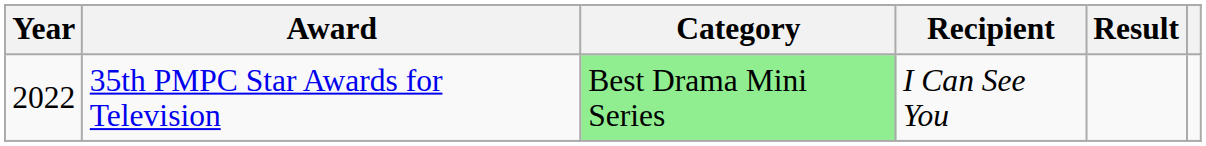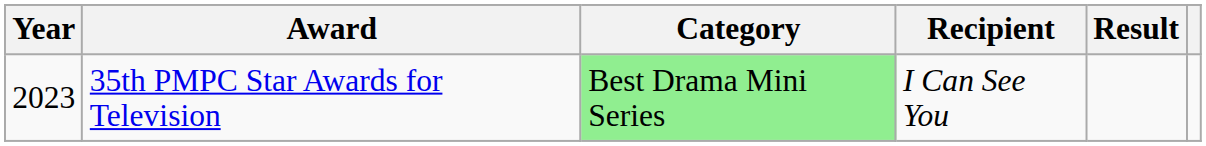(44, 97) 2022 -> (44, 97) 2023
